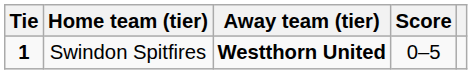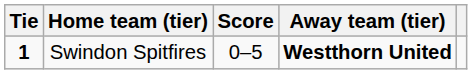columns swapped: (424, 20) <-> (302, 20)
